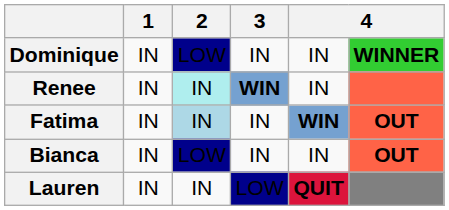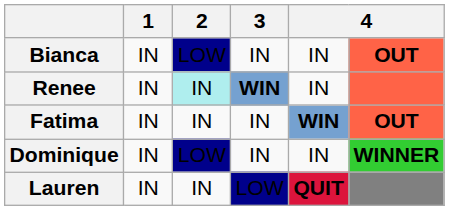rows swapped: (64, 54) <-> (64, 155)
(202, 121) lightblue background -> (202, 121) no background
